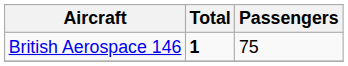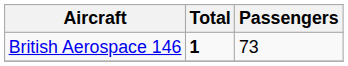(249, 46) 75 -> (249, 46) 73
